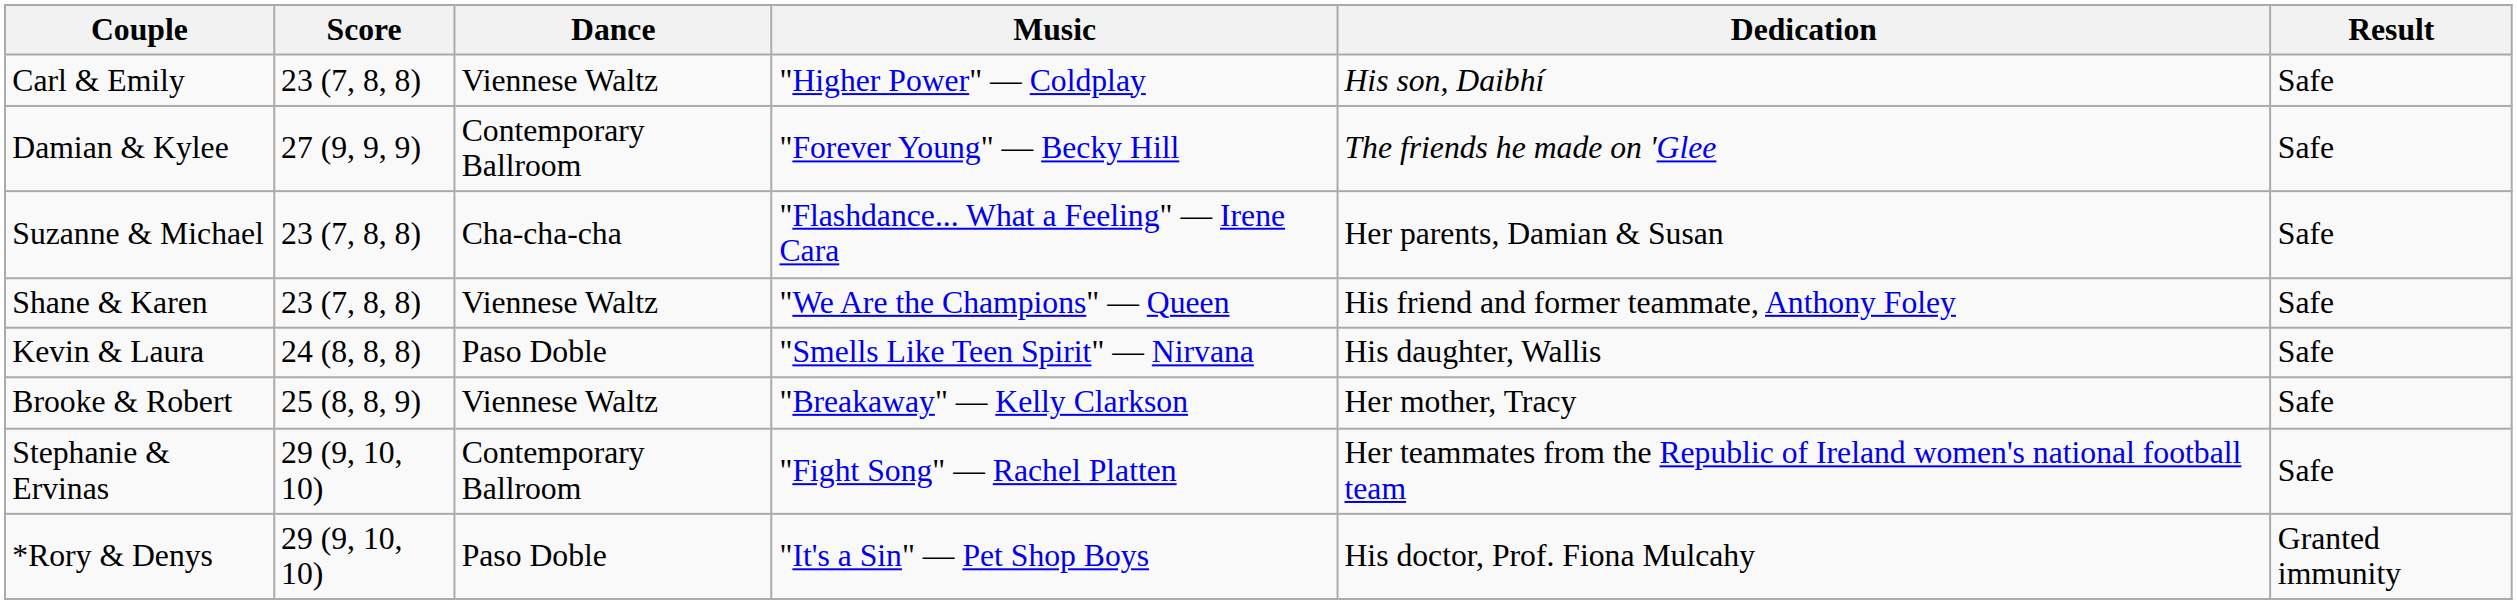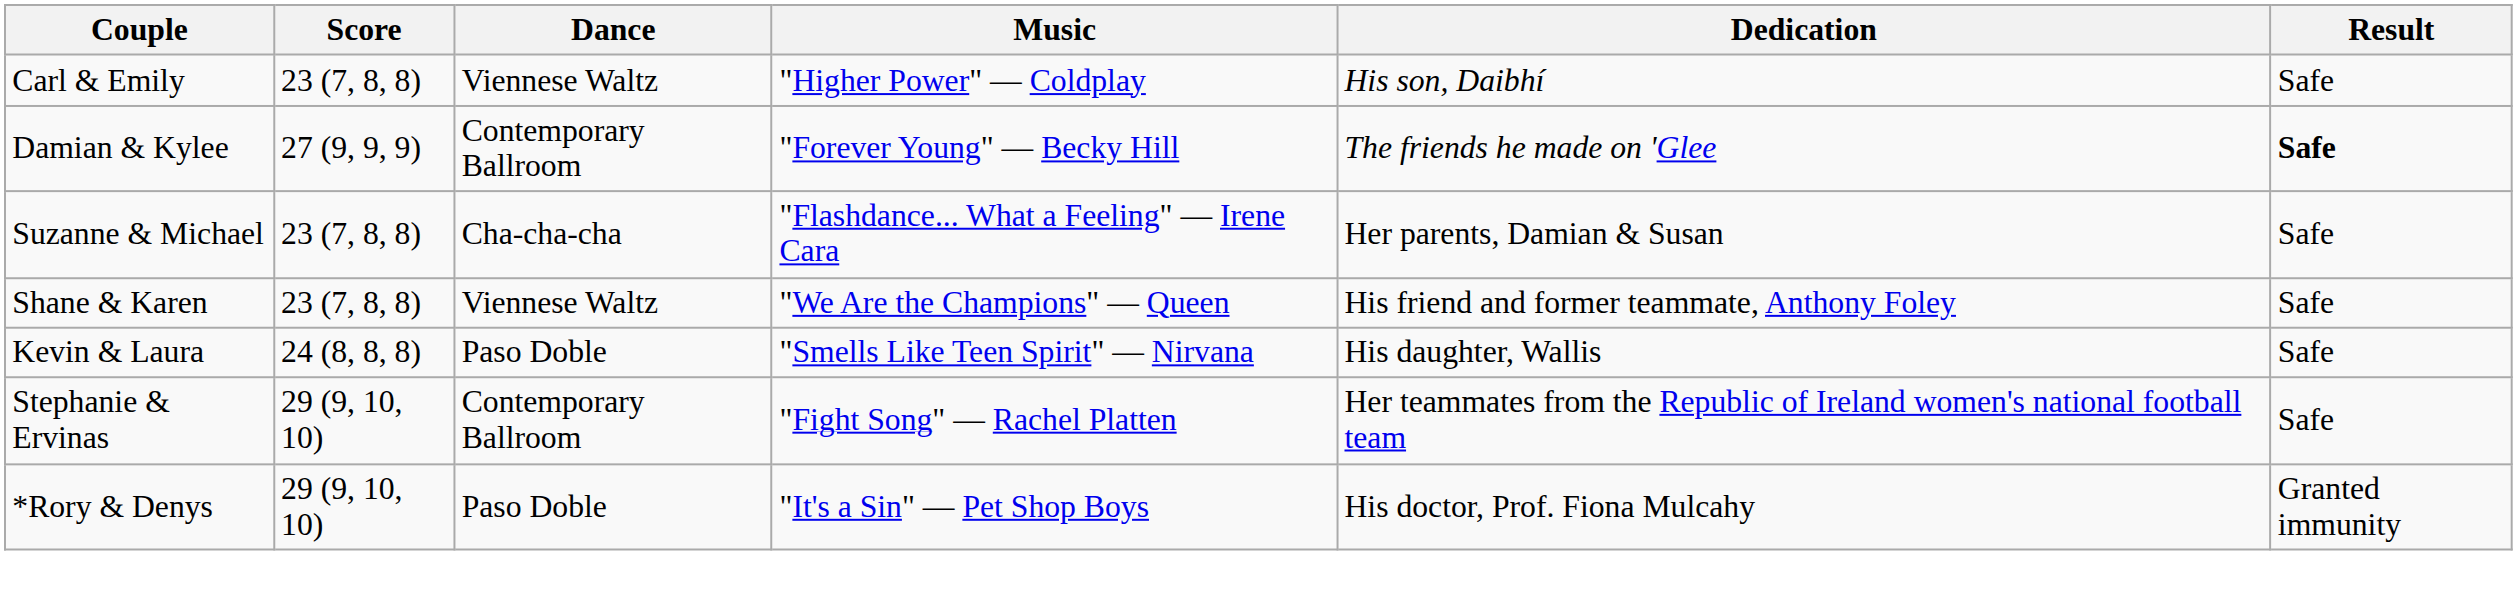(2306, 147) normal -> (2307, 147) bold
- row: (122, 402)
